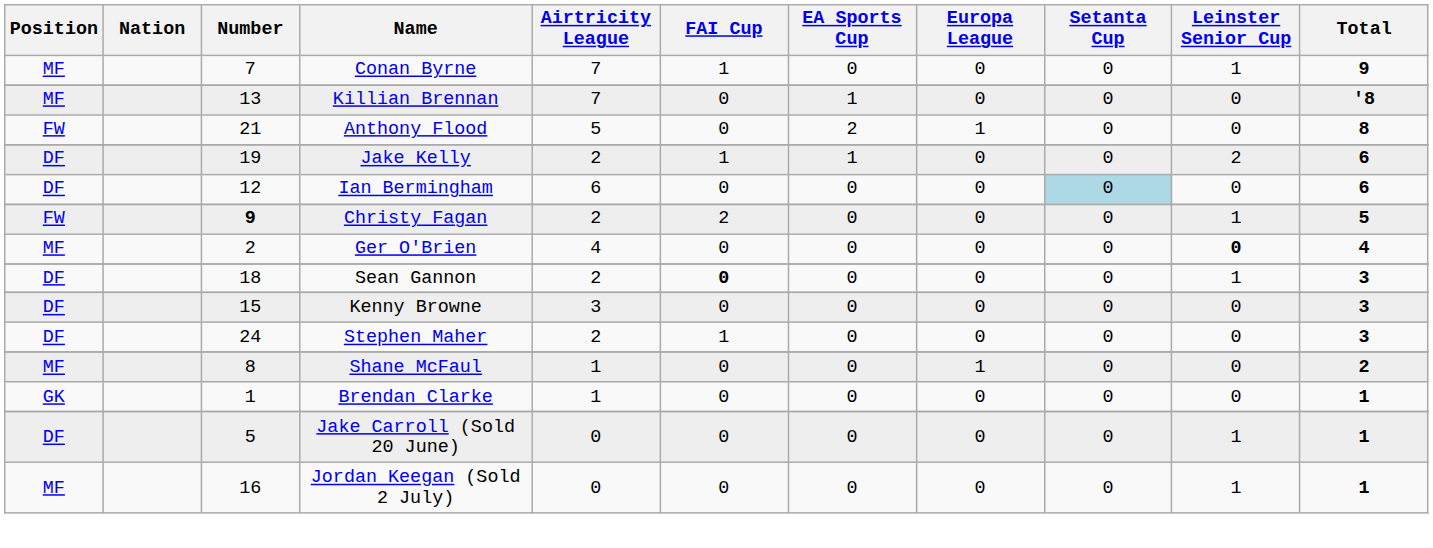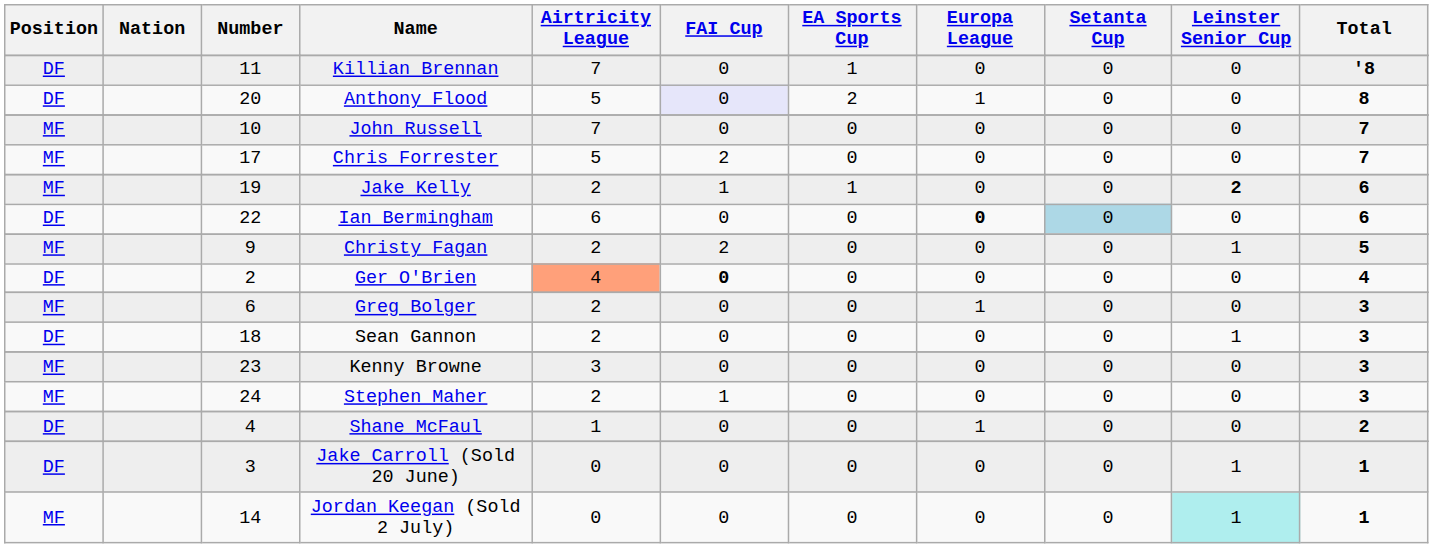- row: (416, 71)
(54, 100) MF -> (54, 71) DF
(250, 100) 13 -> (250, 71) 11
(54, 130) FW -> (54, 100) DF
(250, 130) 21 -> (250, 100) 20
(724, 130) no background -> (724, 100) lavender background
+ row: (416, 130)
+ row: (416, 160)
(54, 160) DF -> (54, 189) MF
(1236, 160) normal -> (1236, 189) bold
(250, 189) 12 -> (250, 219) 22
(980, 189) normal -> (980, 219) bold
(54, 219) FW -> (54, 249) MF
(250, 219) bold -> (250, 249) normal
(54, 249) MF -> (54, 278) DF
(596, 249) no background -> (596, 278) lightsalmon background
(724, 249) normal -> (724, 278) bold
(1236, 249) bold -> (1236, 278) normal
+ row: (416, 308)
(724, 278) bold -> (724, 338) normal
(54, 308) DF -> (54, 368) MF
(250, 308) 15 -> (250, 368) 23
(54, 338) DF -> (54, 397) MF
(54, 368) MF -> (54, 427) DF
(250, 368) 8 -> (250, 427) 4
- row: (416, 397)
(250, 437) 5 -> (250, 467) 3
(250, 488) 16 -> (250, 518) 14
(1236, 488) no background -> (1236, 518) paleturquoise background
